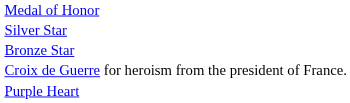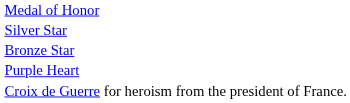rows swapped: (42, 91) <-> (176, 70)
